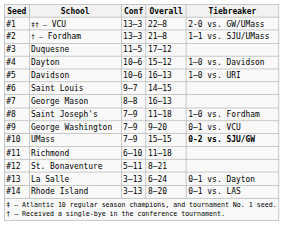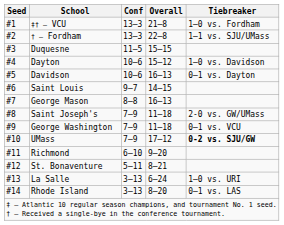(157, 24) 22–8 -> (157, 24) 21–8
(226, 24) 2-0 vs. GW/UMass -> (224, 24) 1–0 vs. Fordham
(157, 37) 21–8 -> (157, 37) 22–8
(160, 50) 17–12 -> (160, 50) 15–15
(214, 75) 1–0 vs. URI -> (222, 75) 0–1 vs. Dayton
(224, 114) 1–0 vs. Fordham -> (226, 114) 2-0 vs. GW/UMass
(157, 127) 9–20 -> (160, 127) 11–18
(160, 140) 15–15 -> (160, 140) 17–12
(160, 153) 11–18 -> (157, 153) 9–20
(222, 179) 0–1 vs. Dayton -> (214, 179) 1–0 vs. URI
